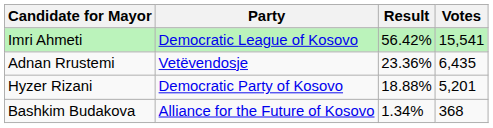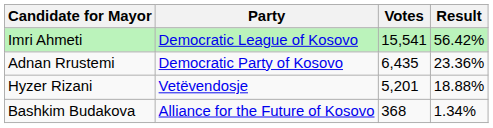columns swapped: (407, 16) <-> (461, 16)
(203, 63) Vetëvendosje -> (251, 63) Democratic Party of Kosovo
(251, 87) Democratic Party of Kosovo -> (203, 87) Vetëvendosje
